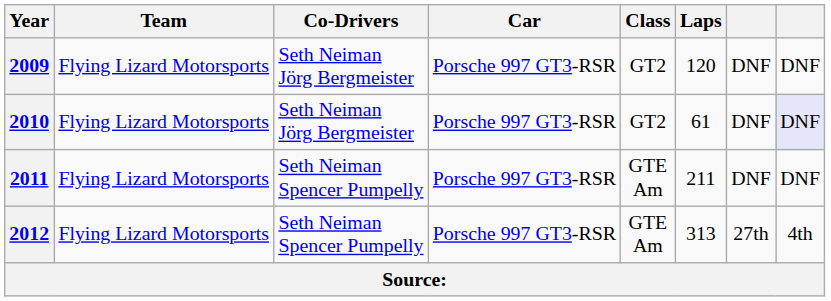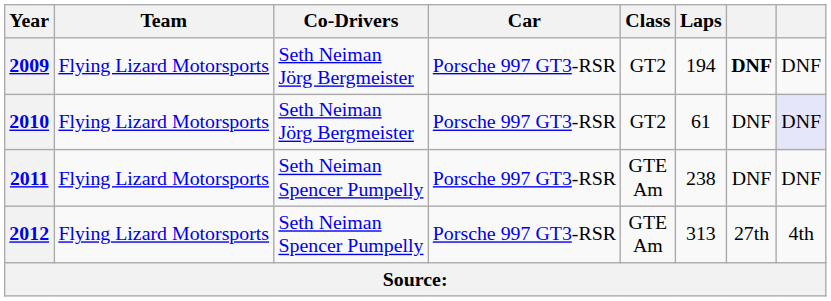(701, 65) 120 -> (701, 65) 194
(751, 65) normal -> (752, 65) bold
(701, 178) 211 -> (701, 178) 238
